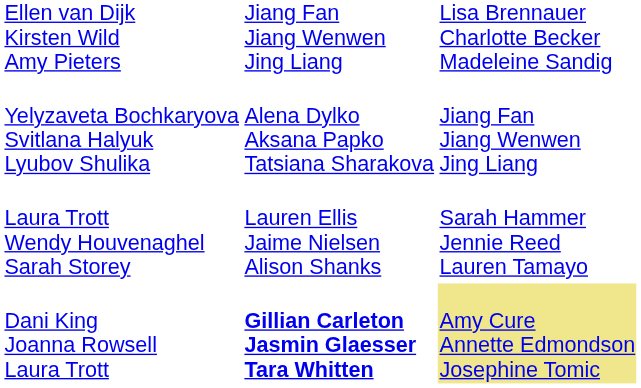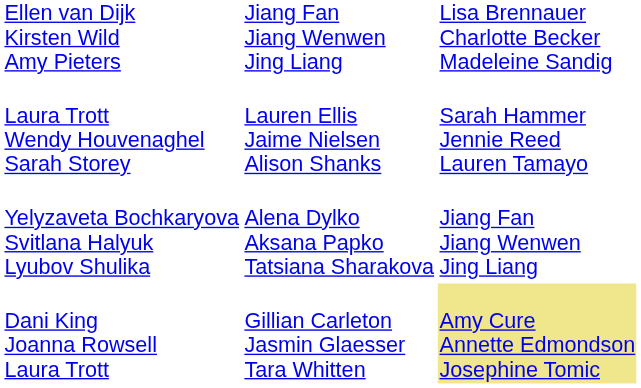rows swapped: (105, 242) <-> (122, 140)
(330, 345) bold -> (325, 345) normal
